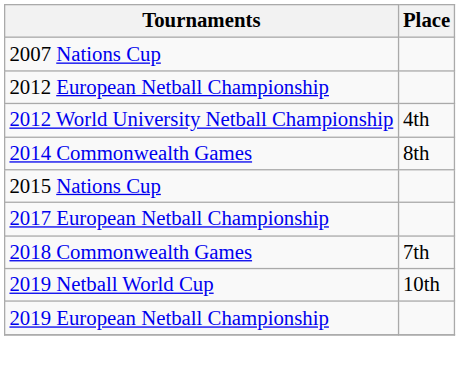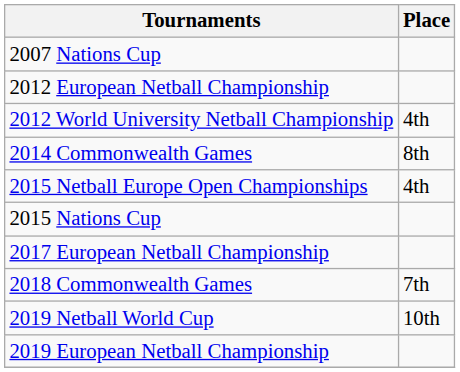+ row: (189, 185)
